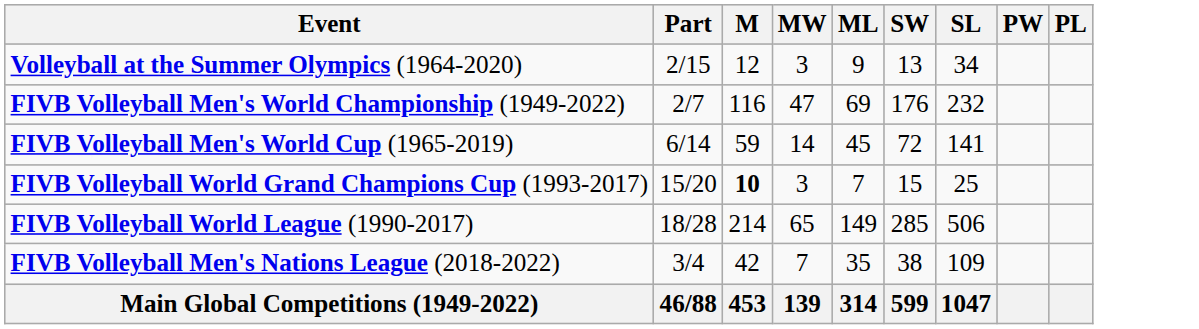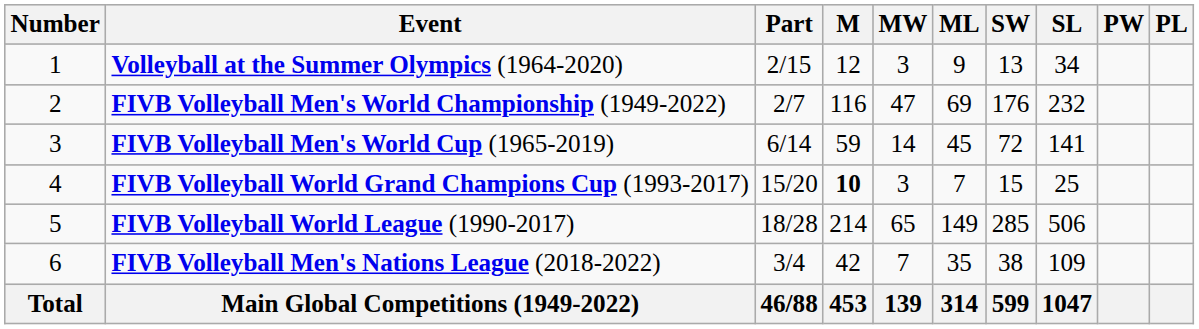+ column: (55, 24)
